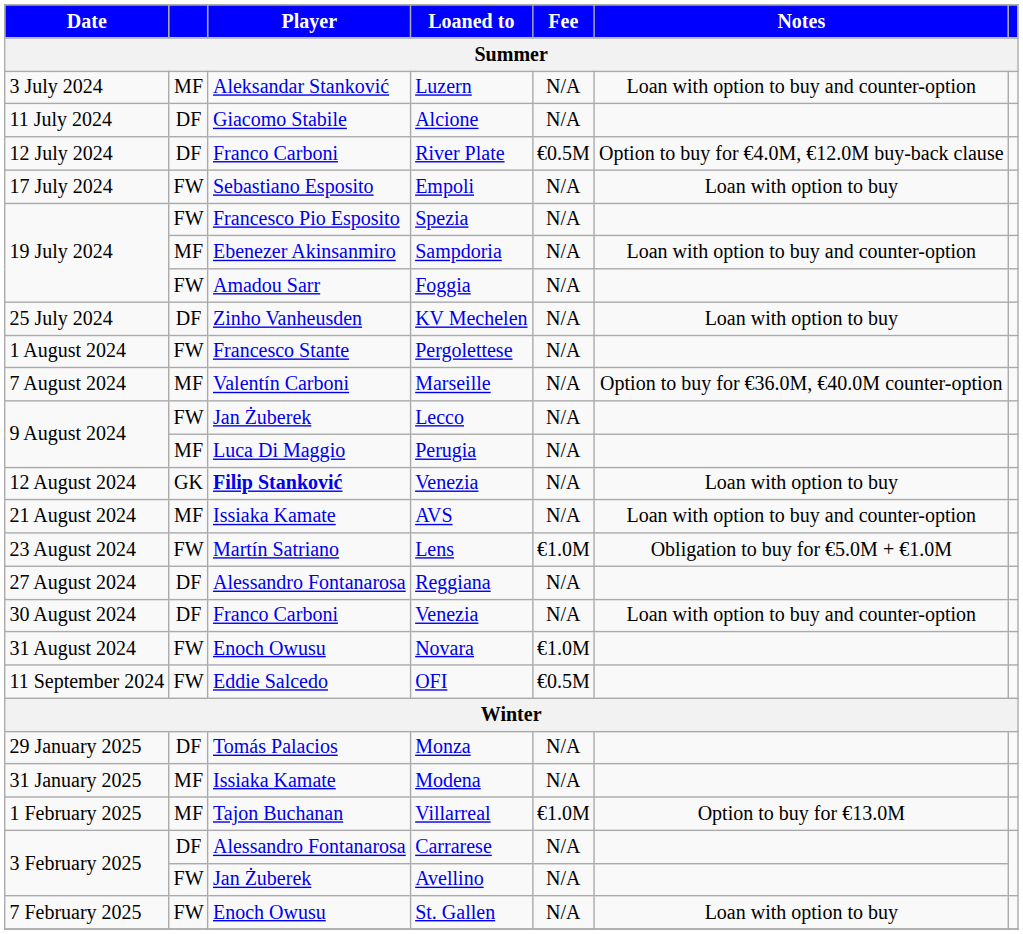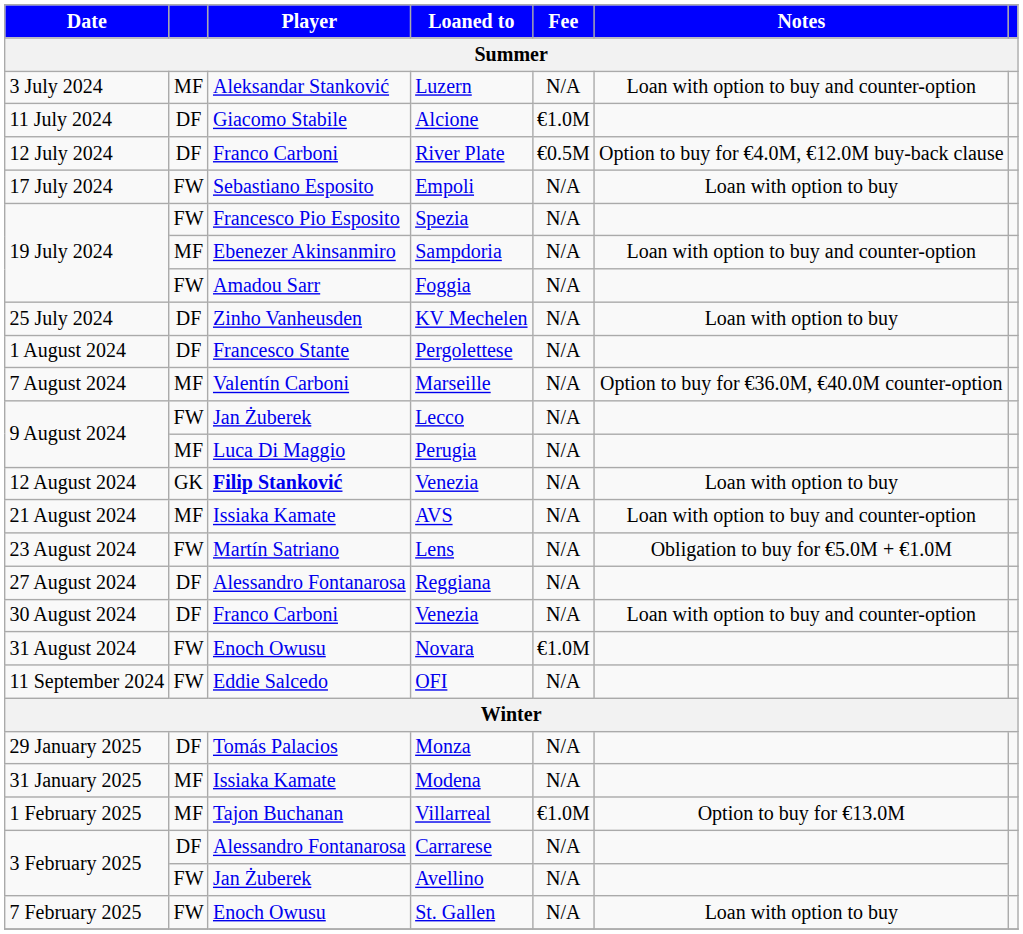(563, 120) N/A -> (563, 120) €1.0M
(189, 351) FW -> (189, 351) DF
(563, 549) €1.0M -> (563, 549) N/A
(563, 681) €0.5M -> (563, 681) N/A
